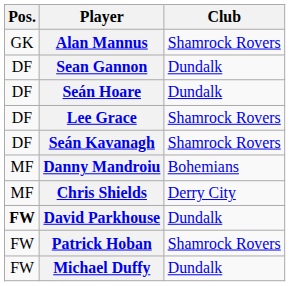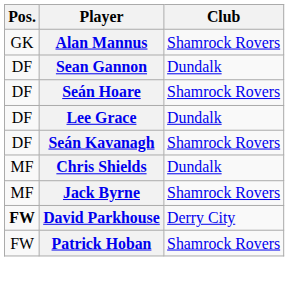(195, 92) Dundalk -> (224, 92) Shamrock Rovers
(224, 117) Shamrock Rovers -> (194, 117) Dundalk
- row: (102, 167)
(202, 192) Derry City -> (194, 167) Dundalk
+ row: (101, 192)
(195, 218) Dundalk -> (201, 218) Derry City
- row: (102, 268)
